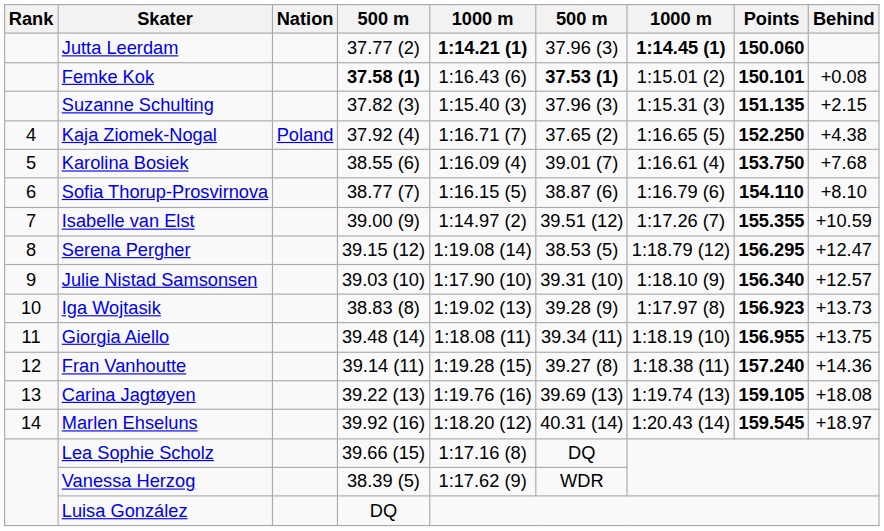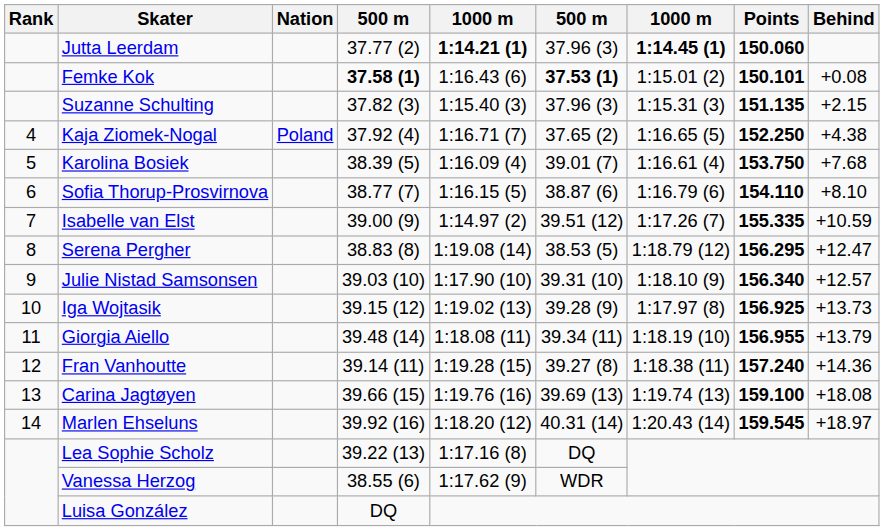(383, 163) 38.55 (6) -> (383, 163) 38.39 (5)
(772, 221) 155.355 -> (772, 221) 155.335
(383, 250) 39.15 (12) -> (383, 250) 38.83 (8)
(383, 308) 38.83 (8) -> (383, 308) 39.15 (12)
(772, 308) 156.923 -> (772, 308) 156.925
(844, 337) +13.75 -> (844, 337) +13.79
(383, 395) 39.22 (13) -> (383, 395) 39.66 (15)
(772, 395) 159.105 -> (772, 395) 159.100
(383, 452) 39.66 (15) -> (383, 452) 39.22 (13)
(383, 481) 38.39 (5) -> (383, 481) 38.55 (6)
